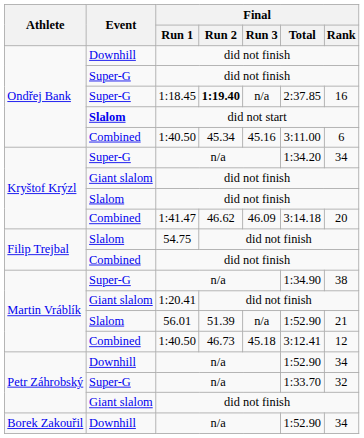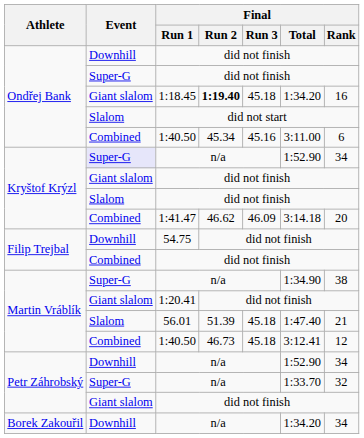(110, 96) Super-G -> (121, 96) Giant slalom
(262, 96) n/a -> (262, 96) 45.18
(302, 96) 2:37.85 -> (302, 96) 1:34.20
(107, 117) bold -> (107, 117) normal
(110, 158) no background -> (110, 158) lavender background
(302, 158) 1:34.20 -> (302, 158) 1:52.90
(107, 239) Slalom -> (112, 239) Downhill
(262, 321) n/a -> (262, 321) 45.18
(302, 321) 1:52.90 -> (302, 321) 1:47.40
(302, 423) 1:52.90 -> (302, 423) 1:34.20
